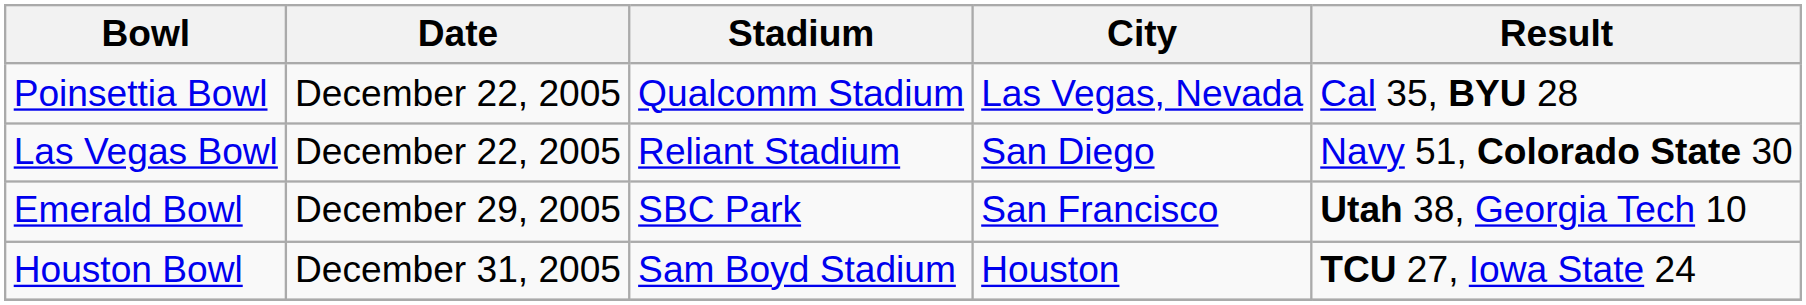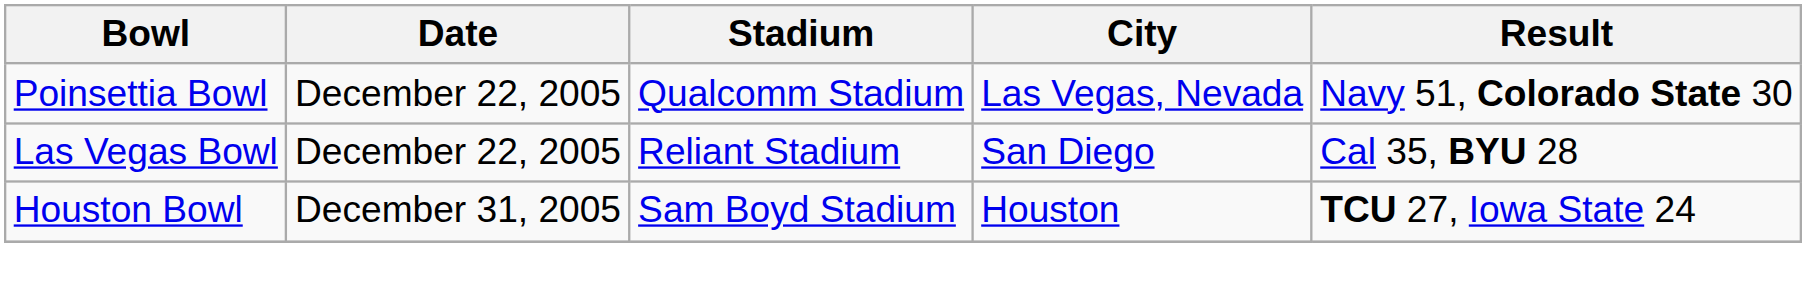(1449, 92) Cal 35, BYU 28 -> (1556, 92) Navy 51, Colorado State 30
(1556, 151) Navy 51, Colorado State 30 -> (1449, 151) Cal 35, BYU 28
- row: (128, 210)
